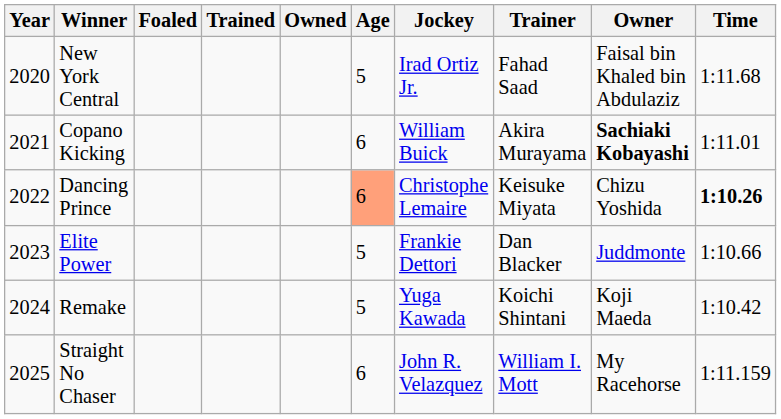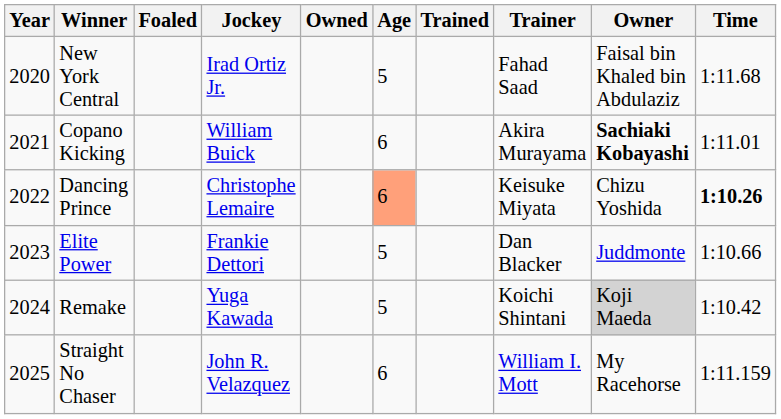columns swapped: (241, 20) <-> (444, 20)
(624, 307) no background -> (624, 307) lightgrey background
